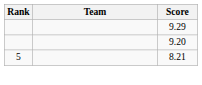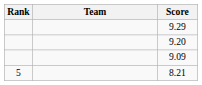+ row: (177, 57)
